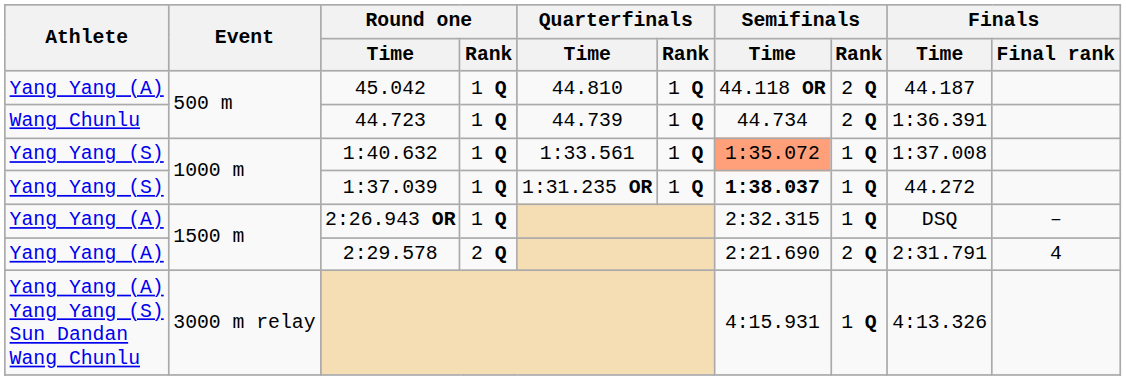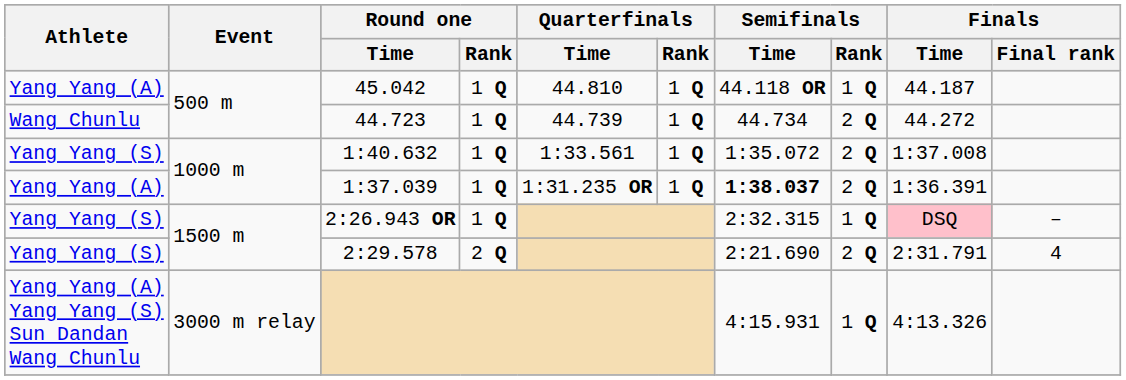(859, 88) 2 Q -> (859, 88) 1 Q
(940, 121) 1:36.391 -> (940, 121) 44.272
(772, 154) lightsalmon background -> (772, 154) no background
(859, 154) 1 Q -> (859, 154) 2 Q
(87, 187) Yang Yang (S) -> (87, 187) Yang Yang (A)
(859, 187) 1 Q -> (859, 187) 2 Q
(940, 187) 44.272 -> (940, 187) 1:36.391
(87, 220) Yang Yang (A) -> (87, 220) Yang Yang (S)
(940, 220) no background -> (940, 220) pink background
(87, 254) Yang Yang (A) -> (87, 254) Yang Yang (S)
